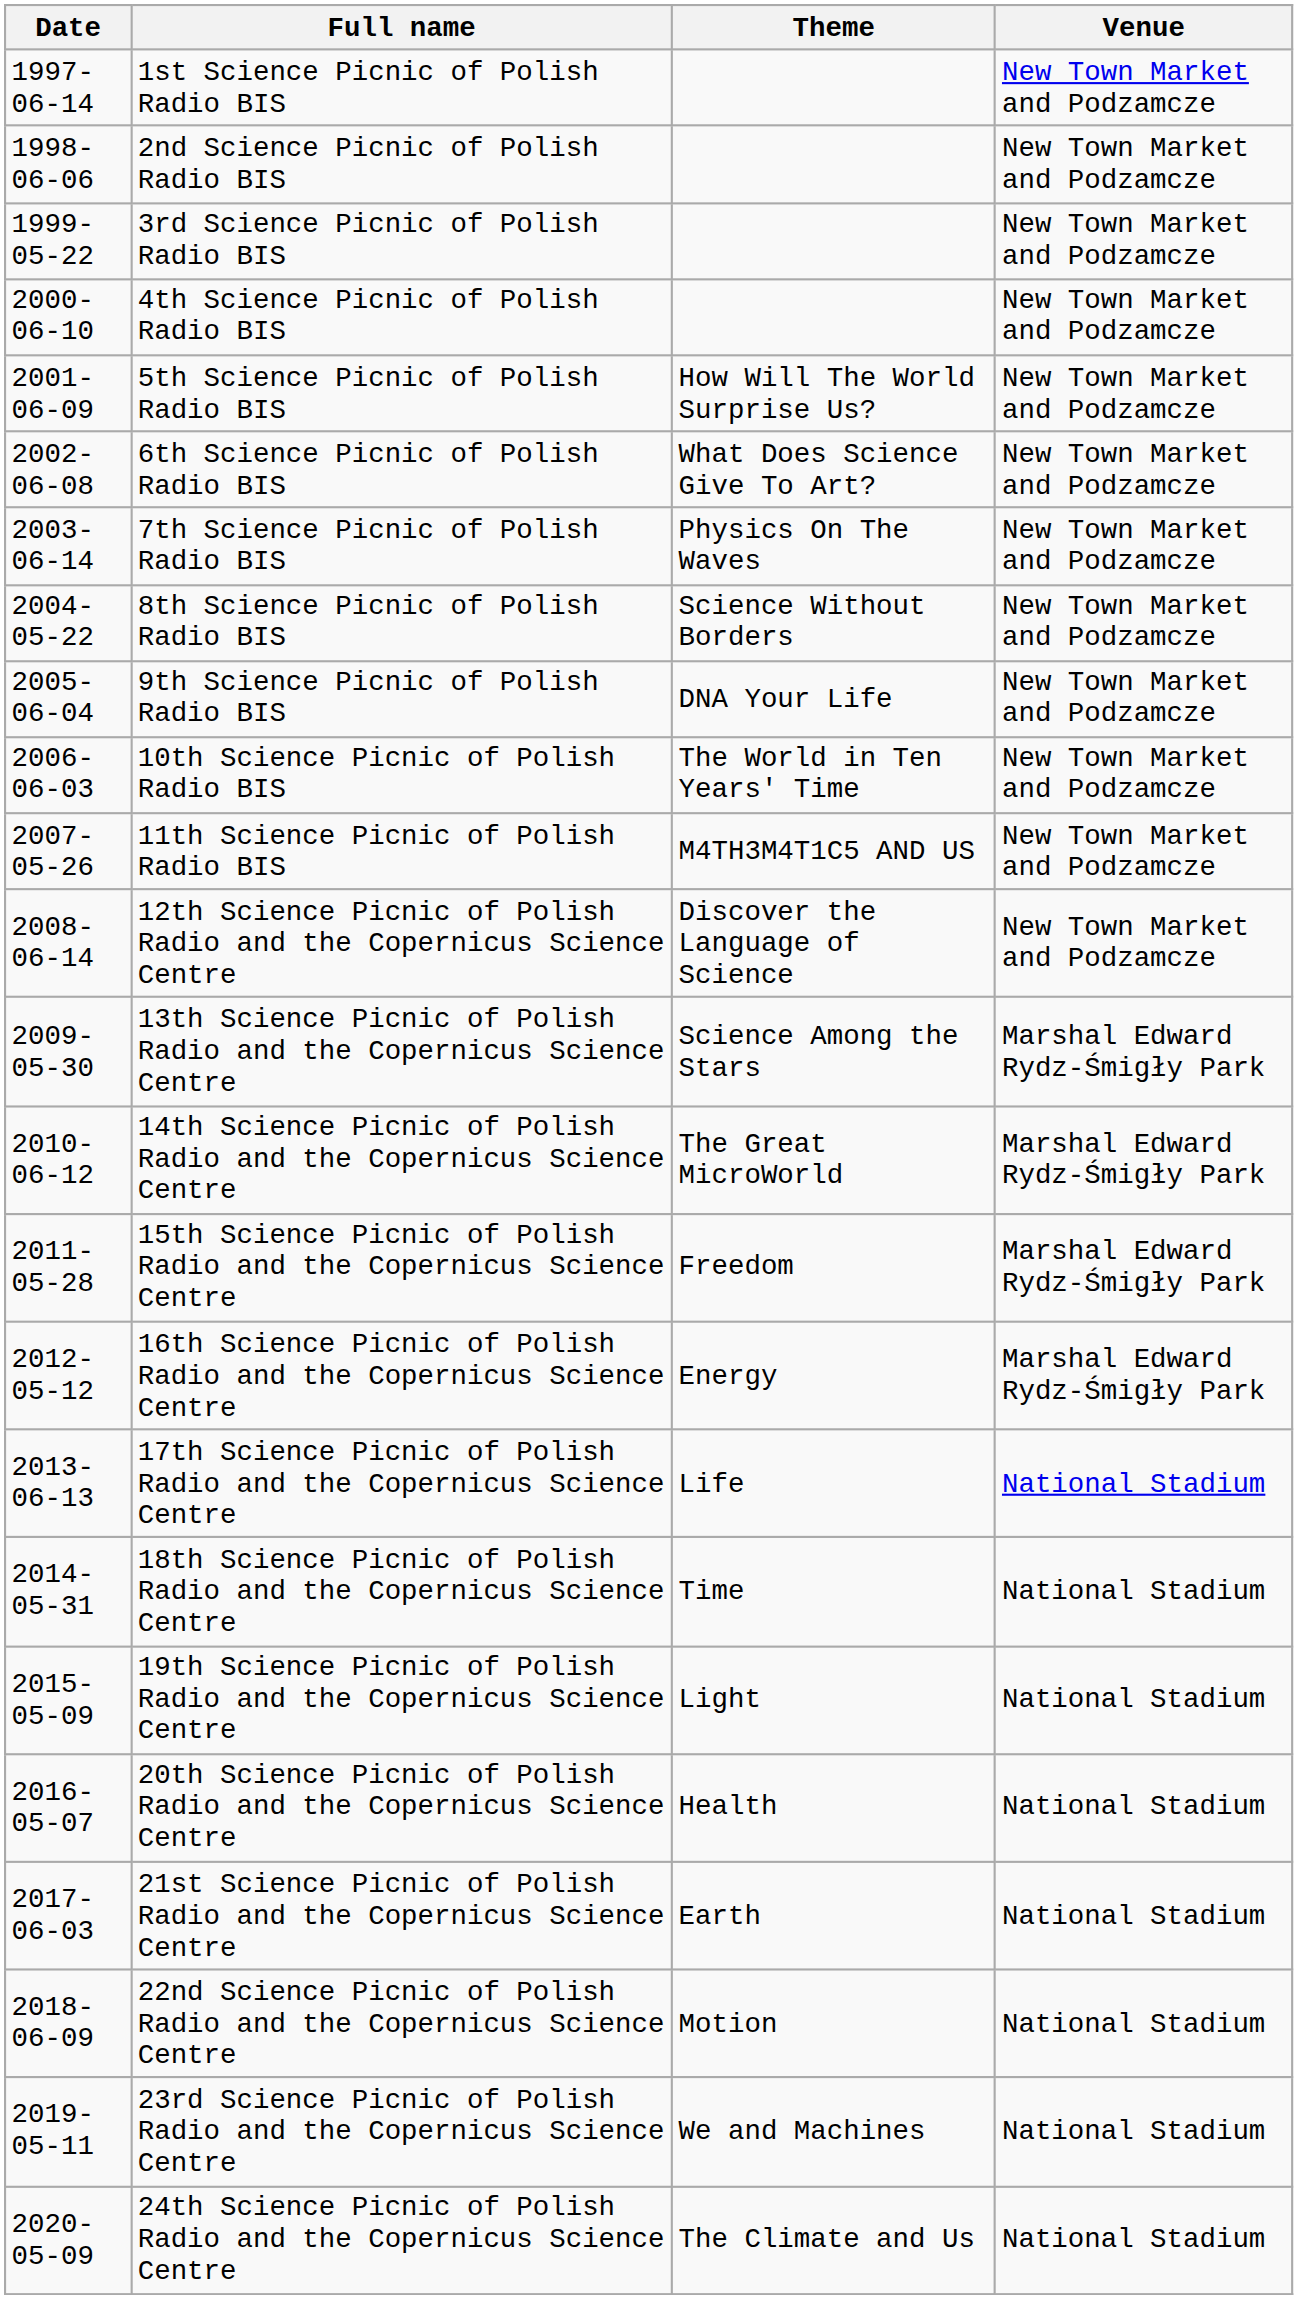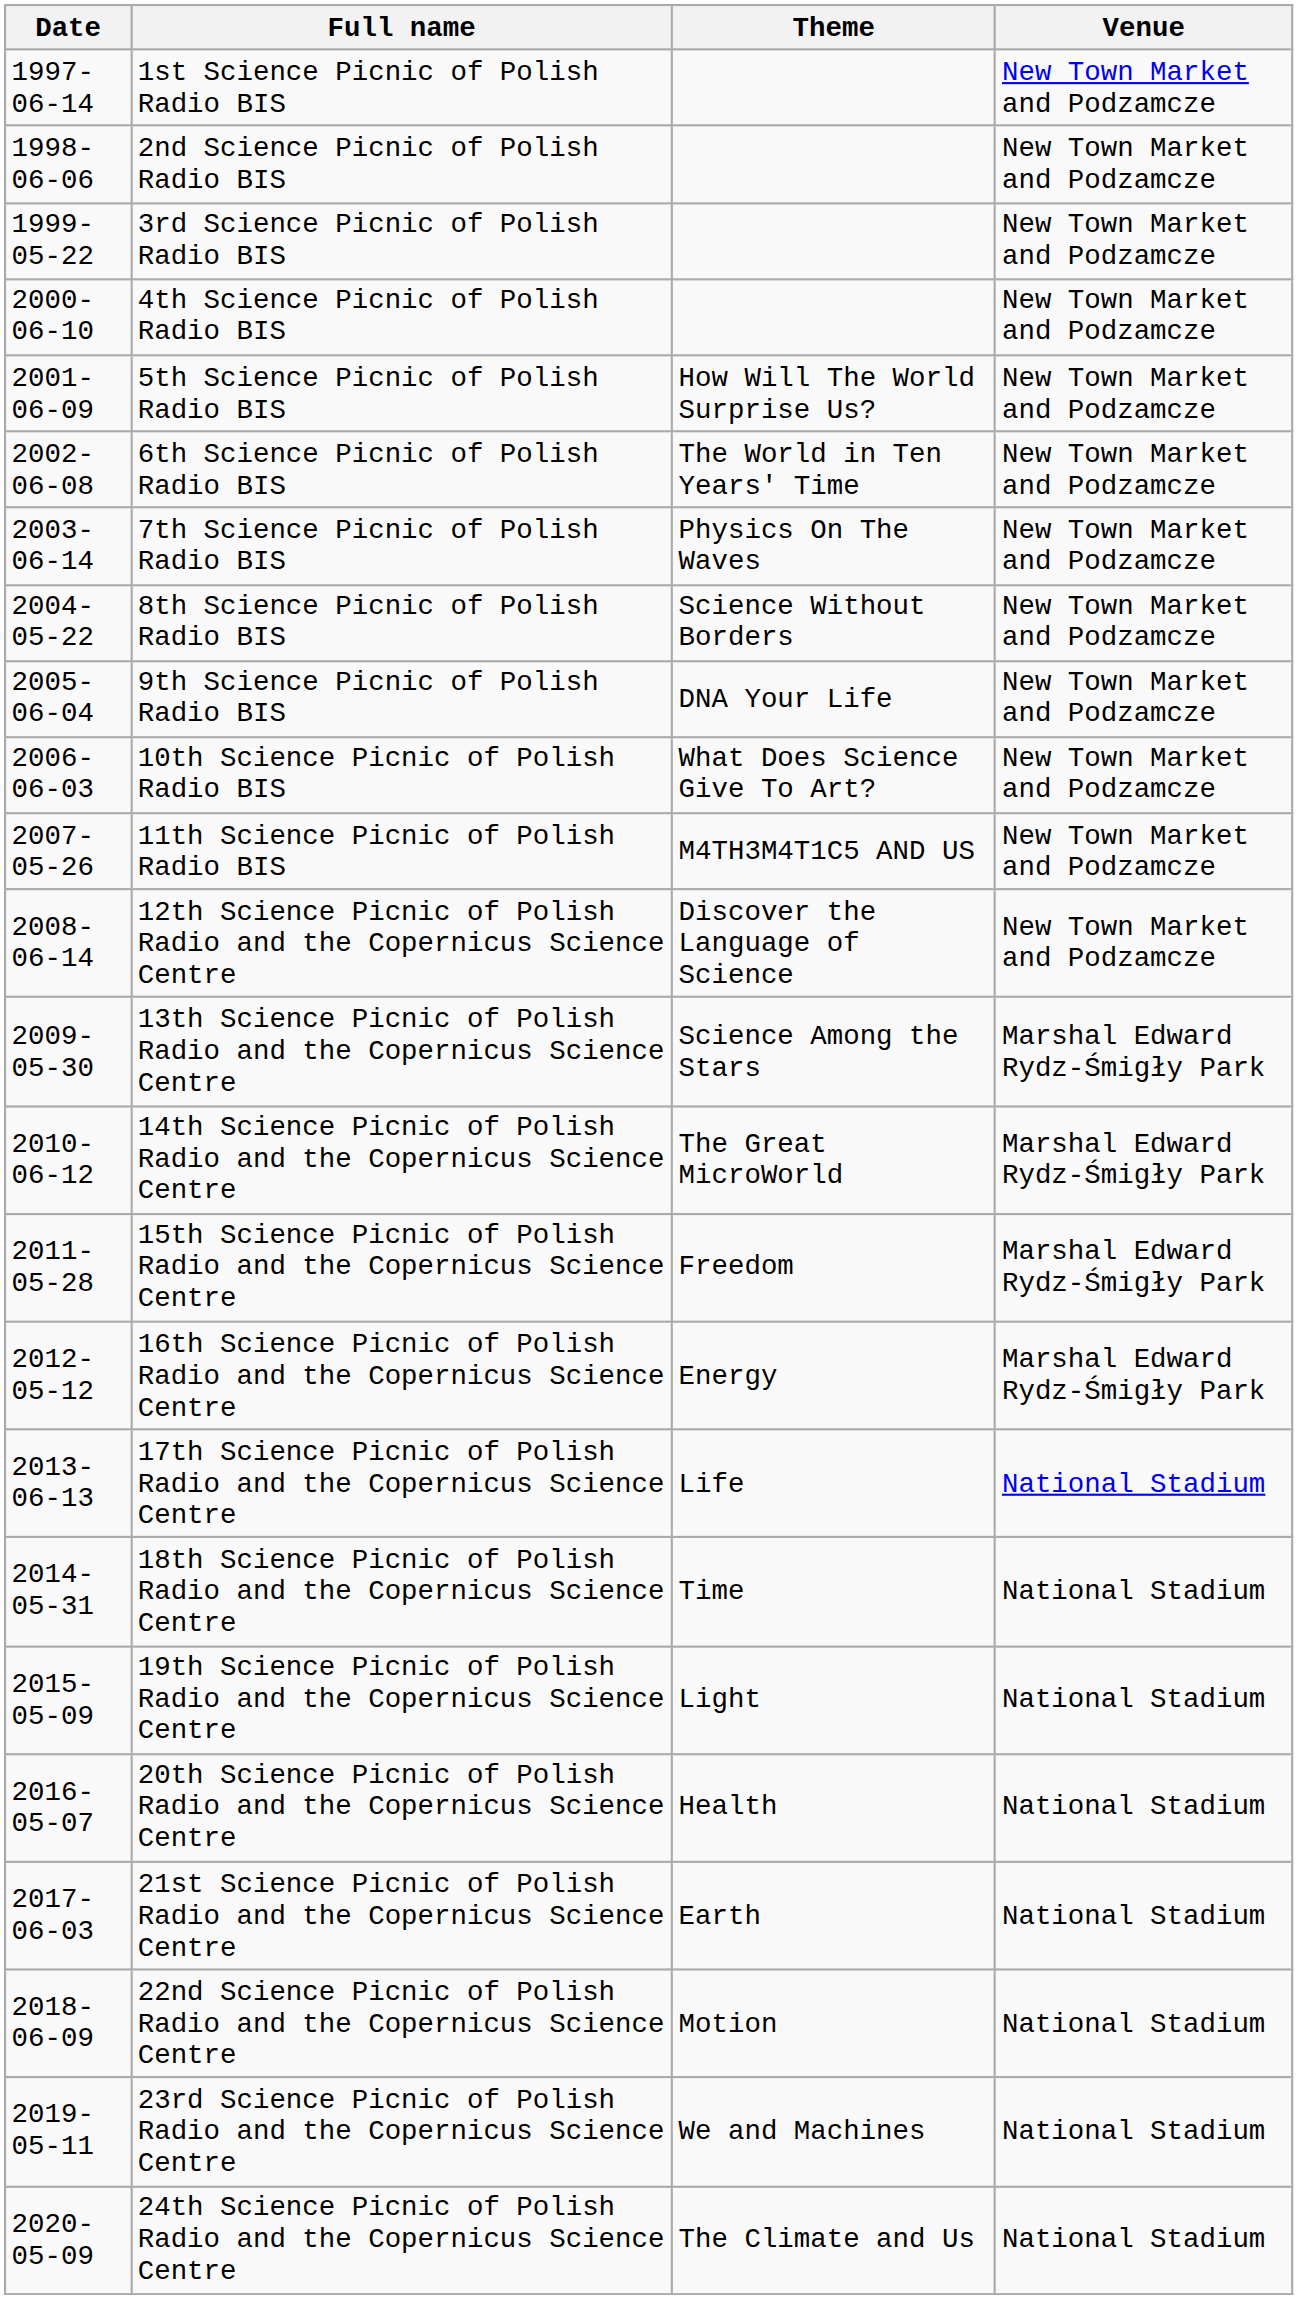(818, 470) What Does Science Give To Art? -> (810, 470) The World in Ten Years' Time
(810, 775) The World in Ten Years' Time -> (818, 775) What Does Science Give To Art?
